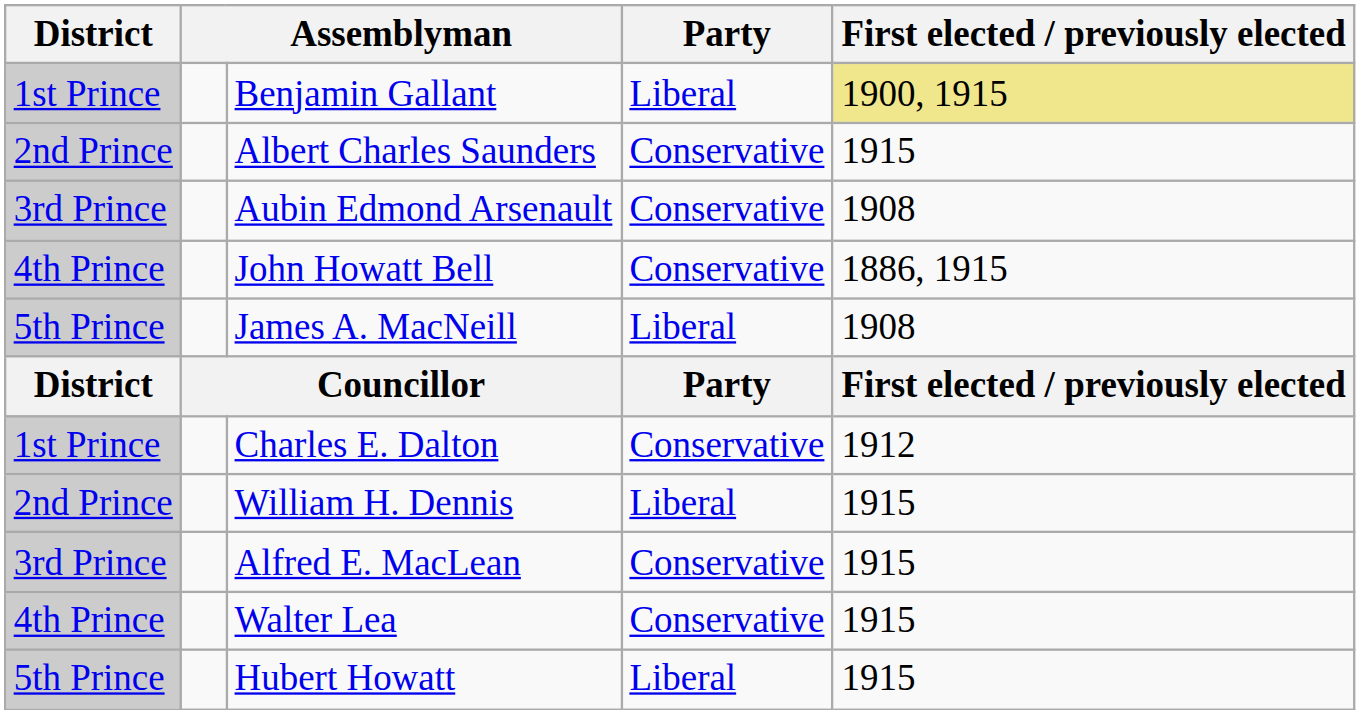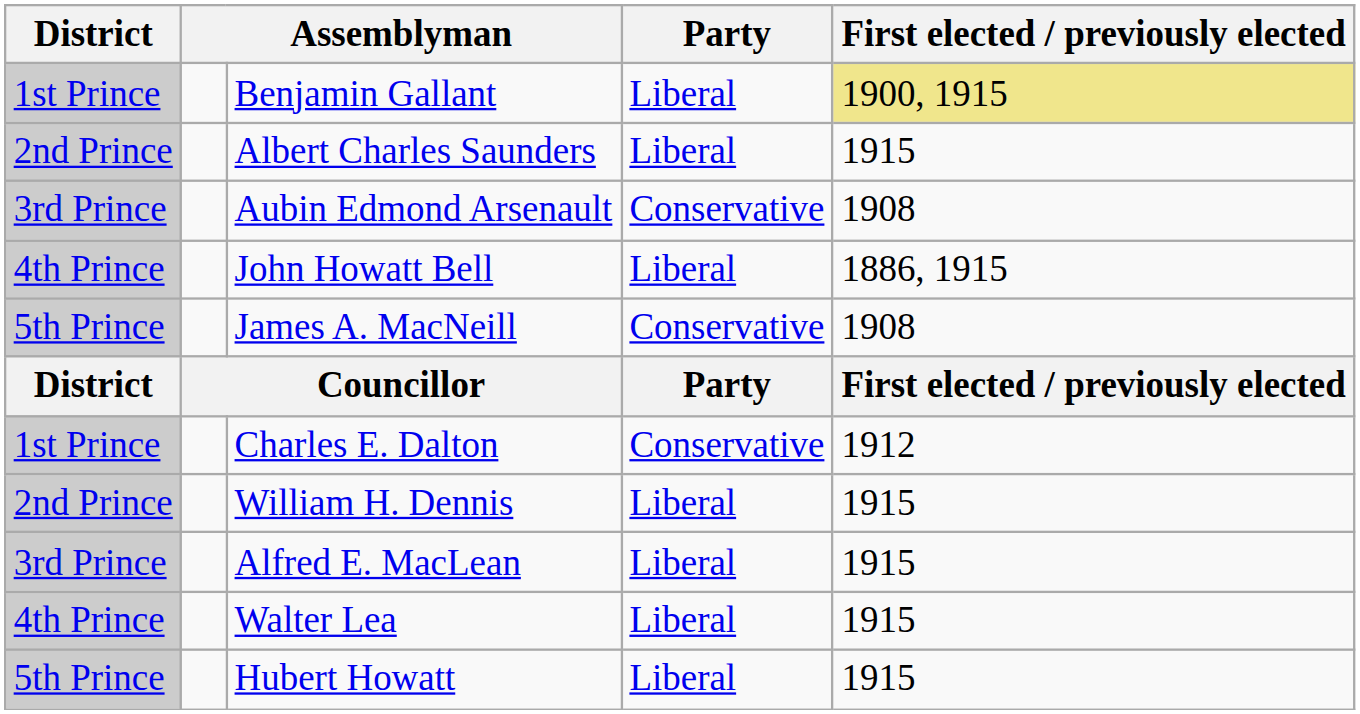(727, 151) Conservative -> (683, 151) Liberal
(727, 268) Conservative -> (683, 268) Liberal
(683, 326) Liberal -> (727, 326) Conservative
(727, 561) Conservative -> (683, 561) Liberal
(727, 619) Conservative -> (683, 619) Liberal
